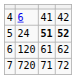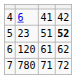(24, 34) 24 -> (24, 34) 23
(46, 34) bold -> (46, 34) normal
(27, 66) 720 -> (27, 66) 780
